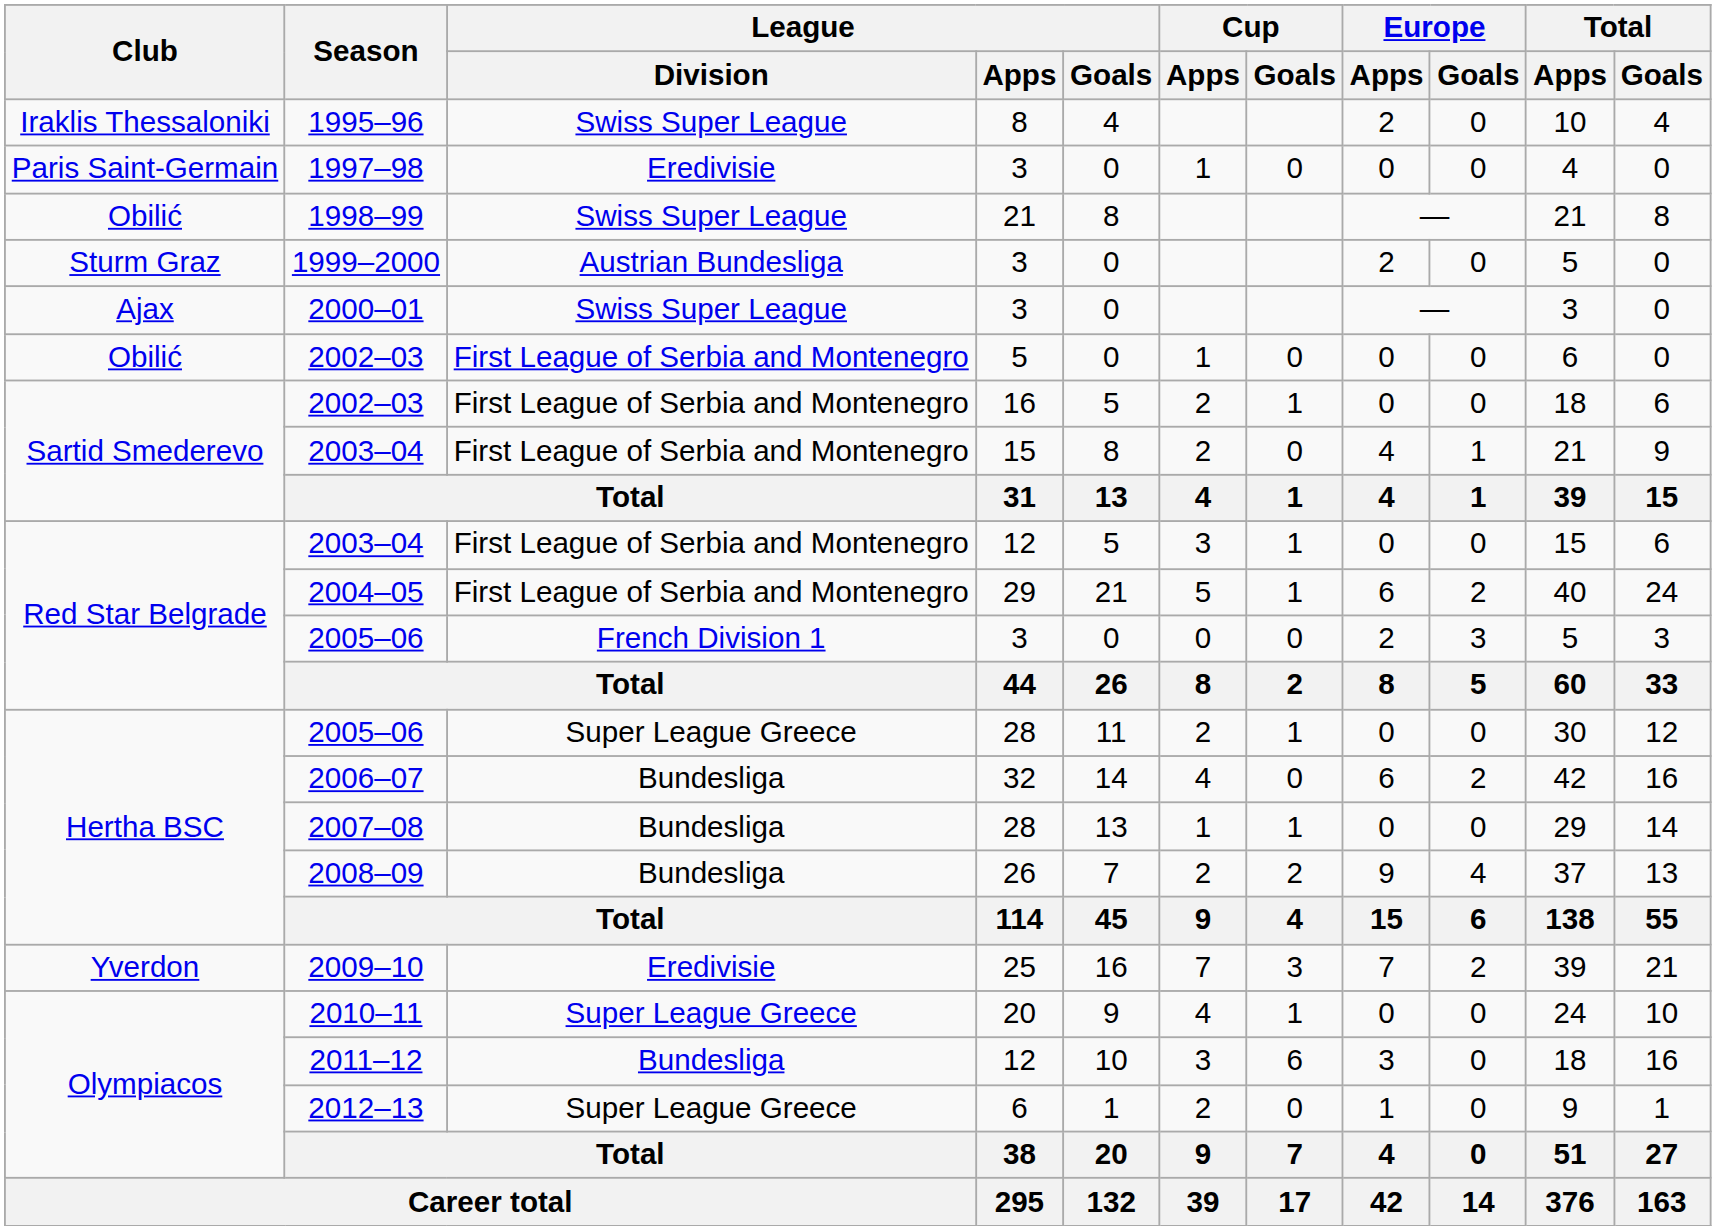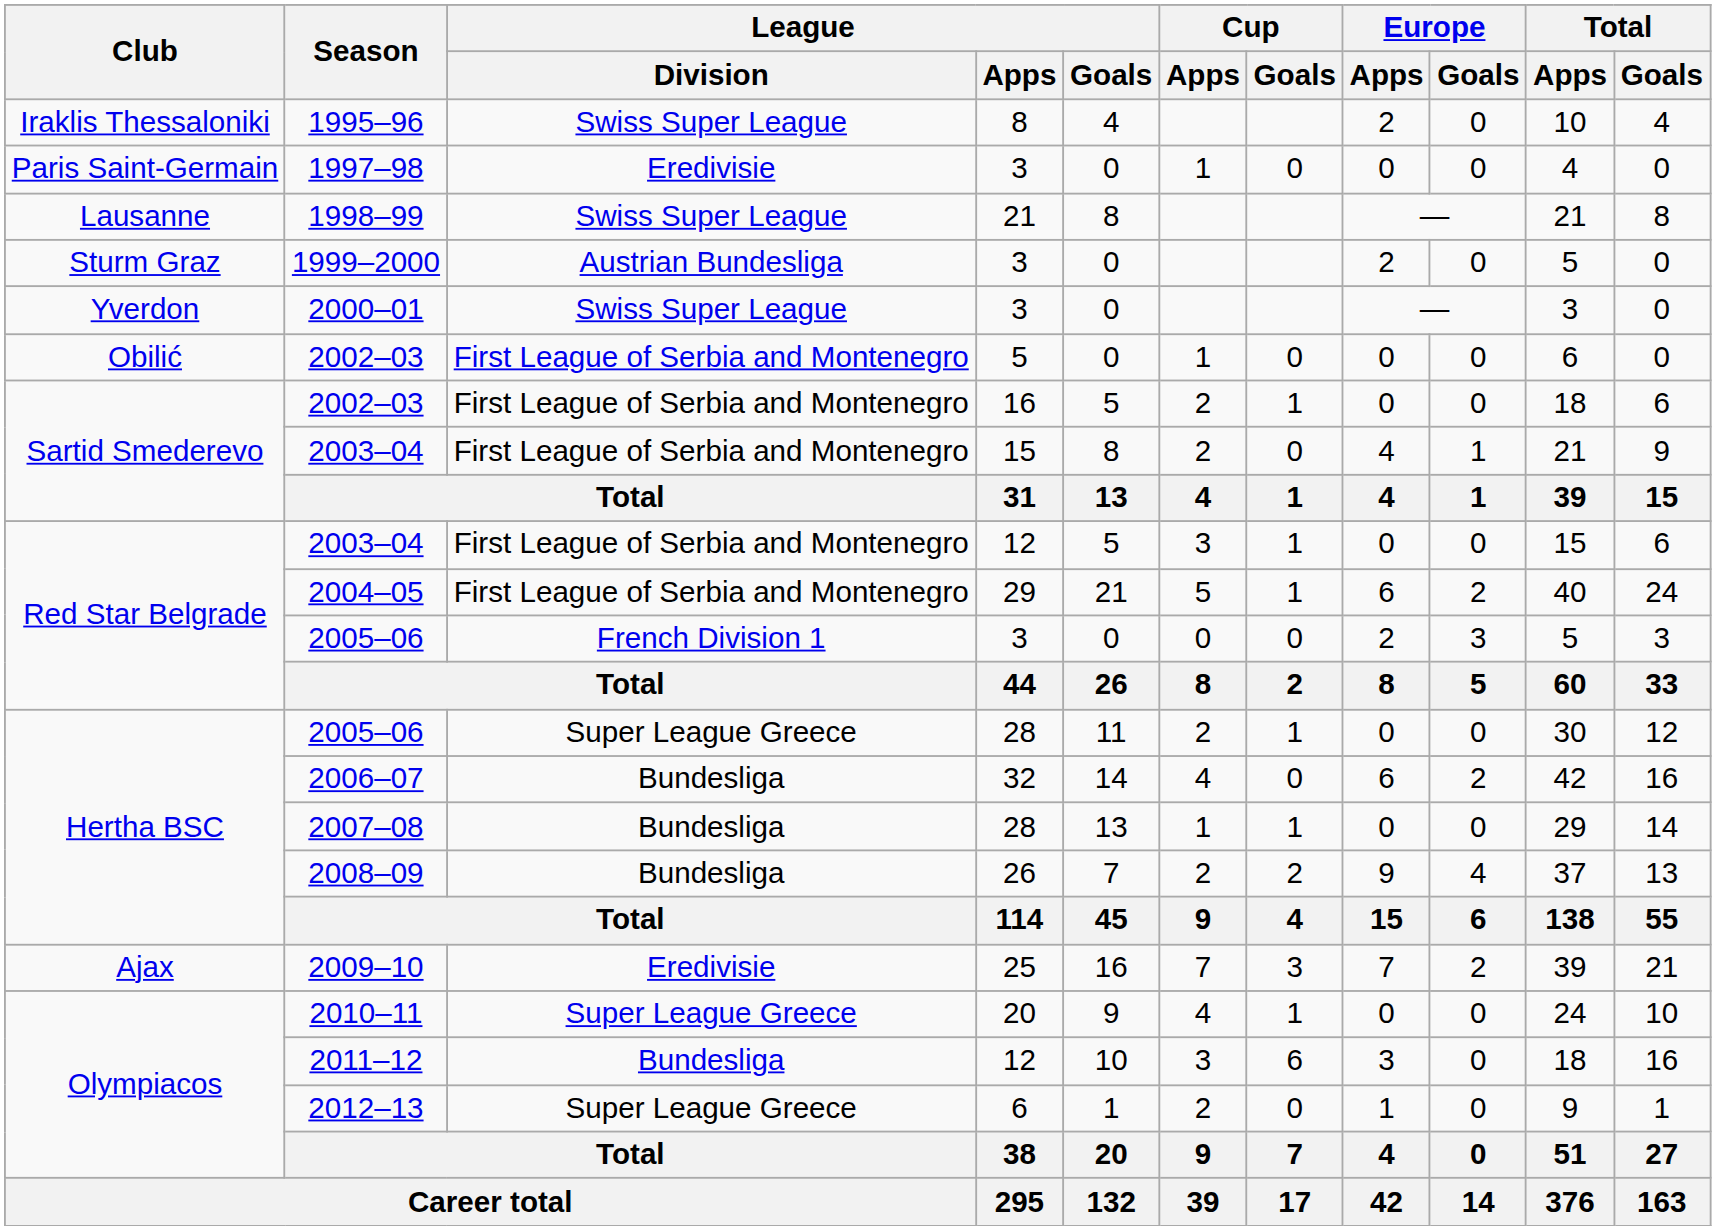(145, 215) Obilić -> (145, 215) Lausanne
(145, 309) Ajax -> (145, 309) Yverdon
(145, 966) Yverdon -> (145, 966) Ajax
